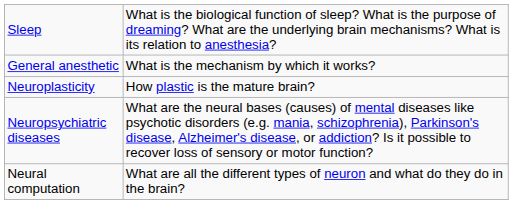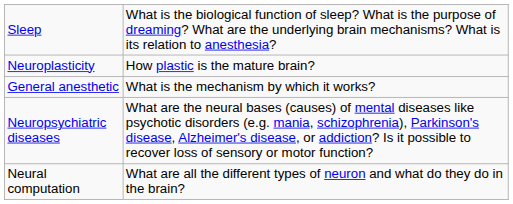rows swapped: (51, 87) <-> (63, 65)
